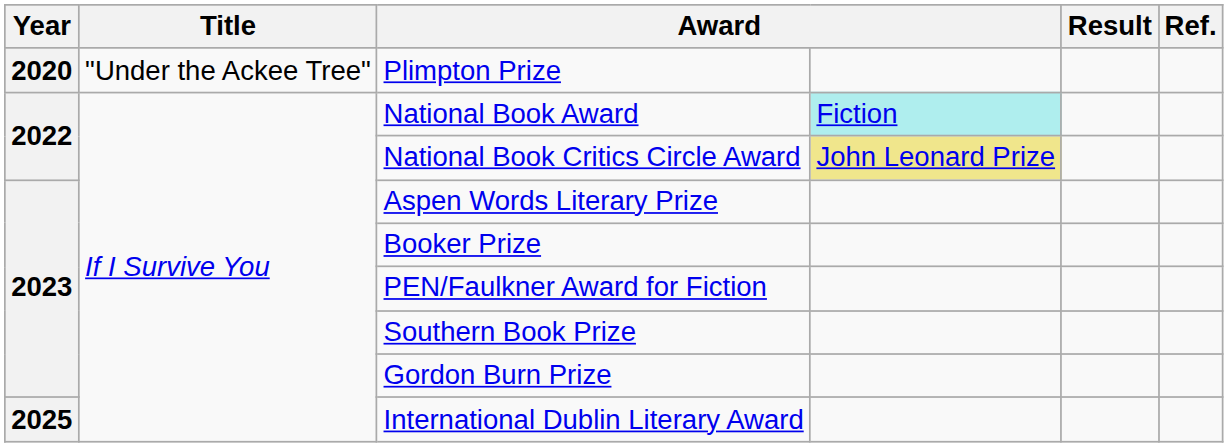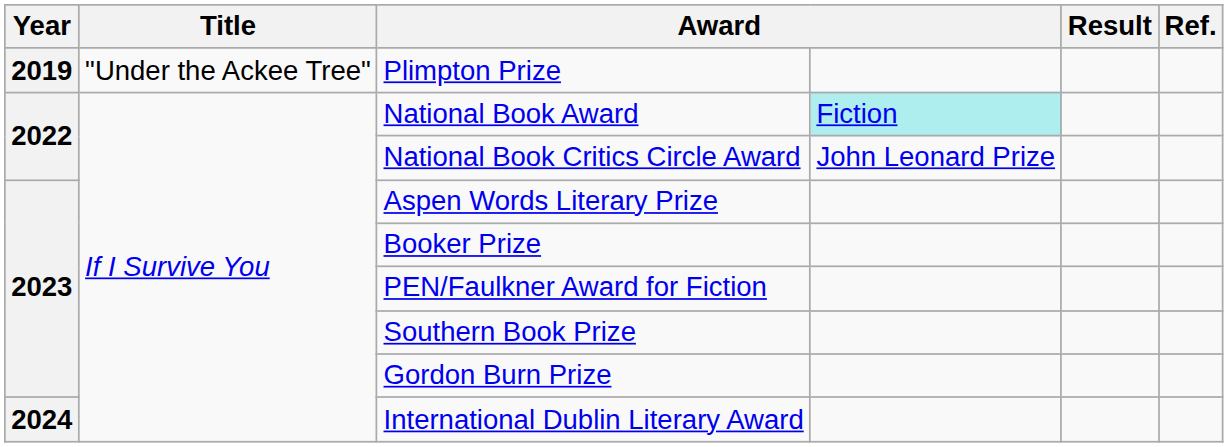(42, 69) 2020 -> (42, 69) 2019
(936, 157) khaki background -> (936, 157) no background
(42, 419) 2025 -> (42, 419) 2024
